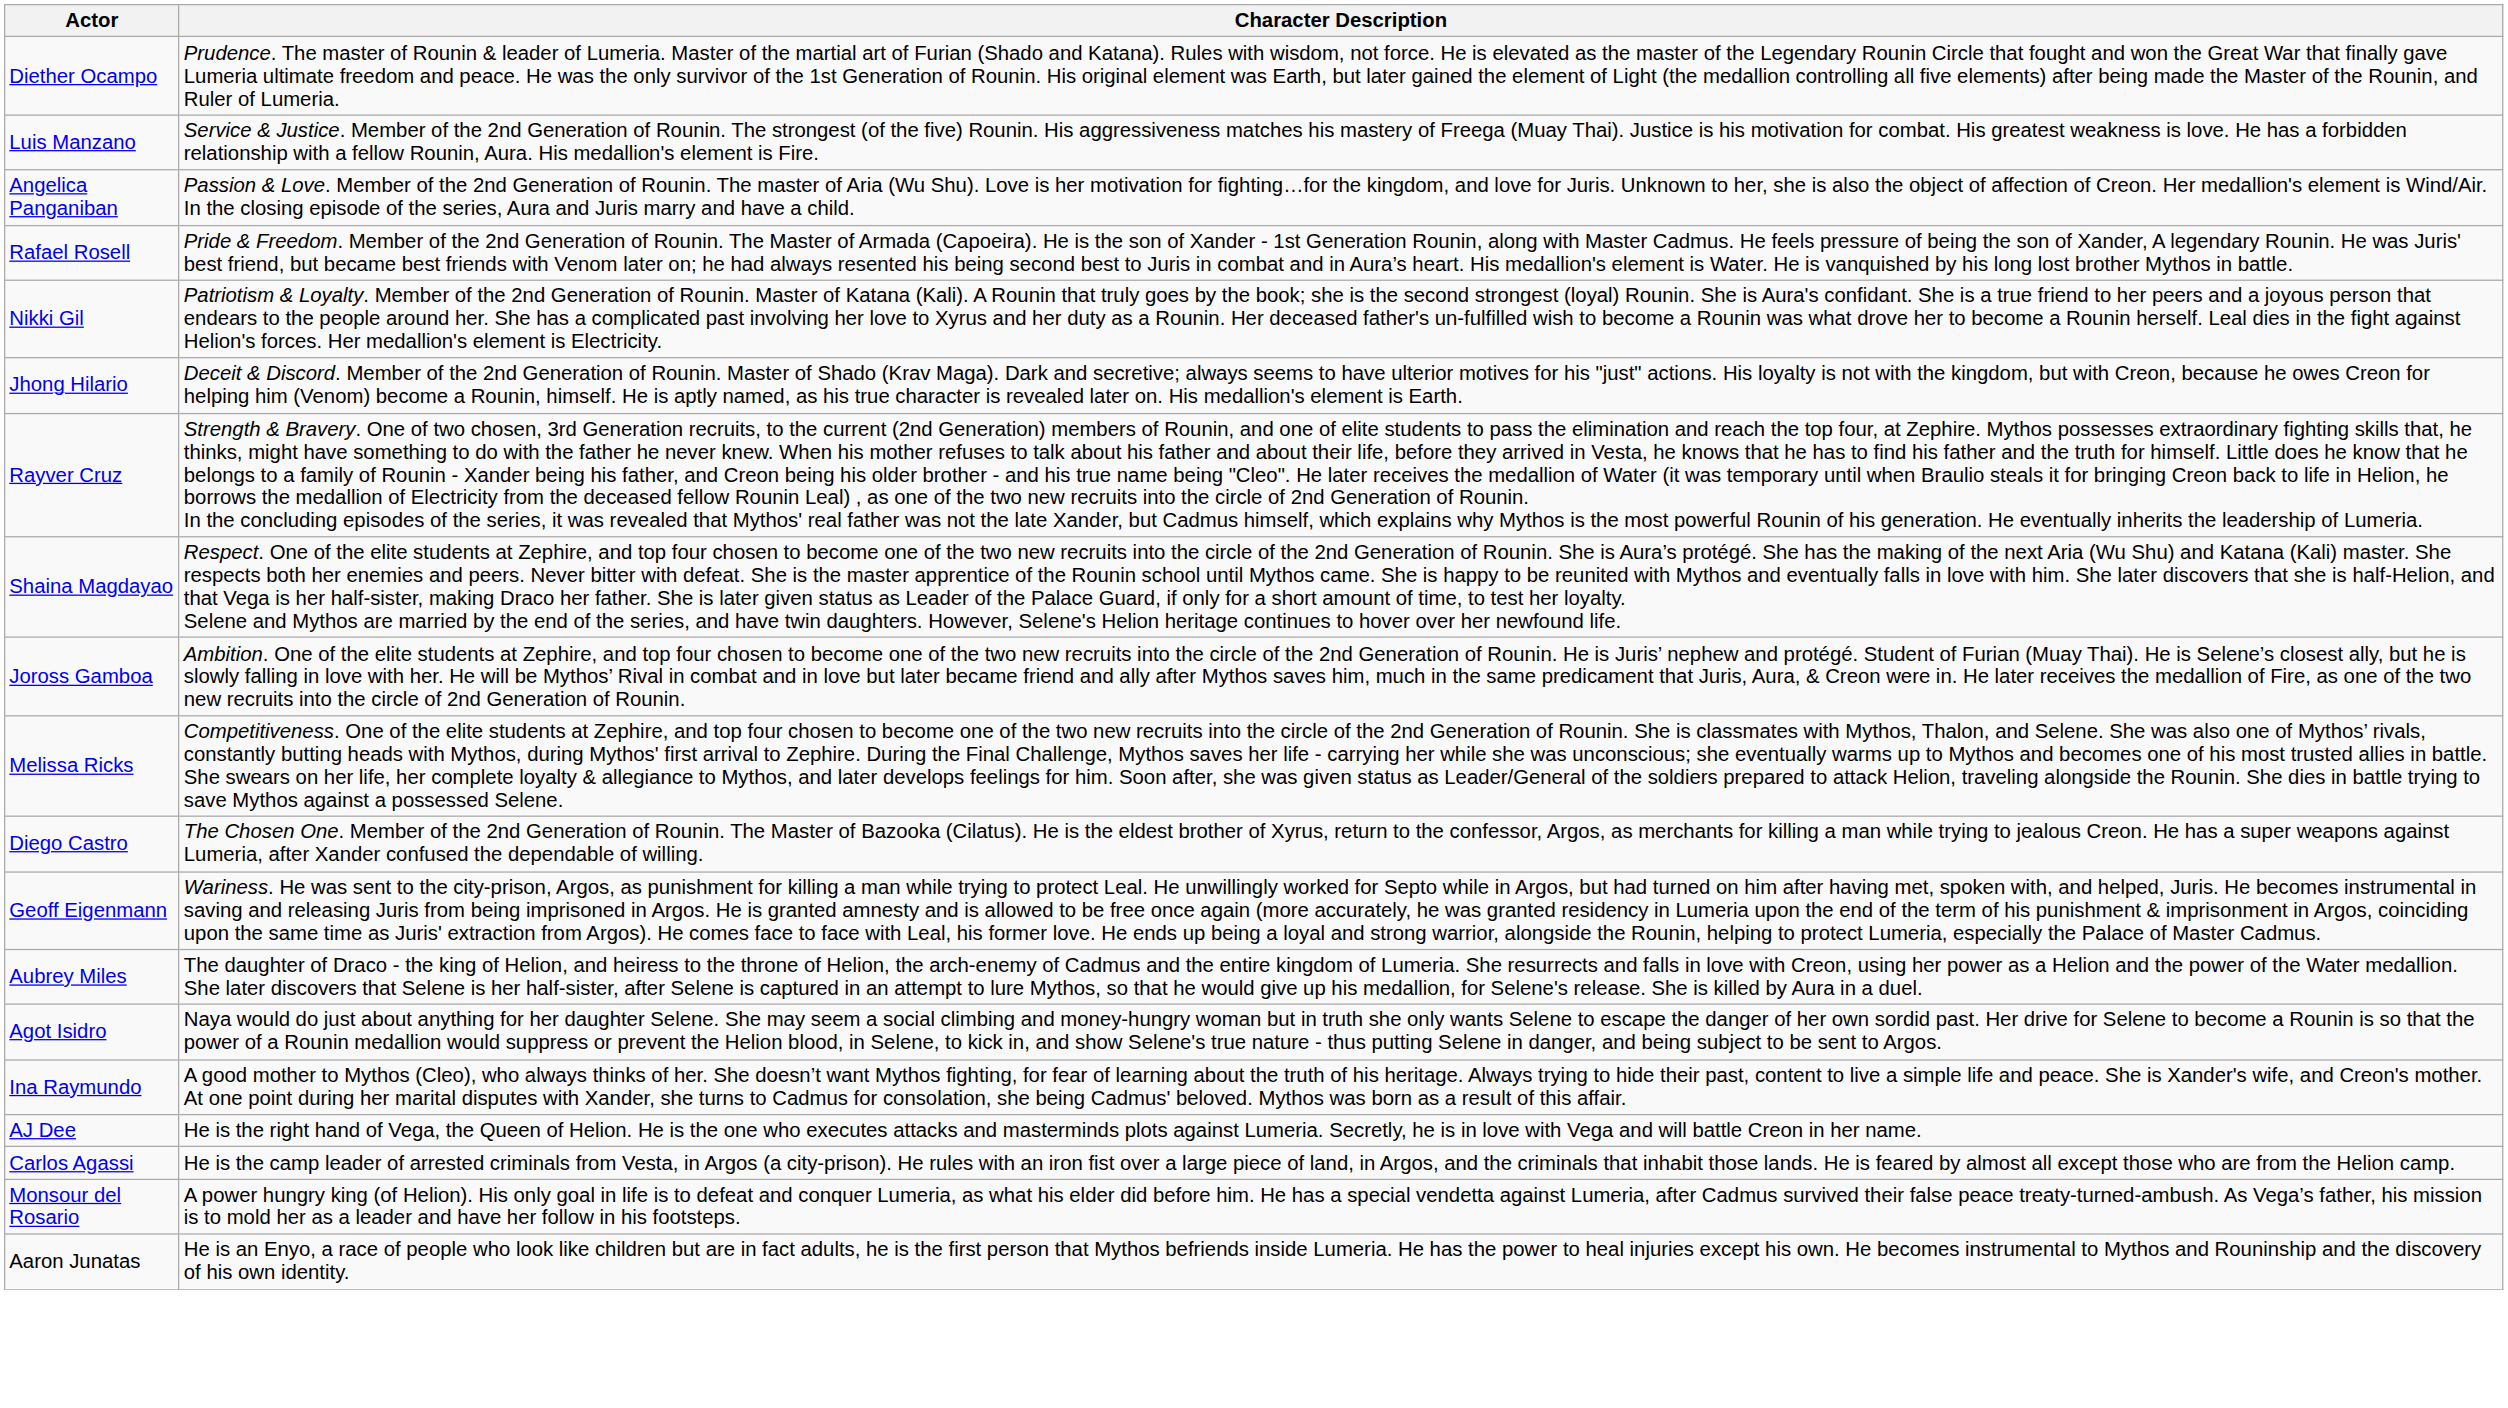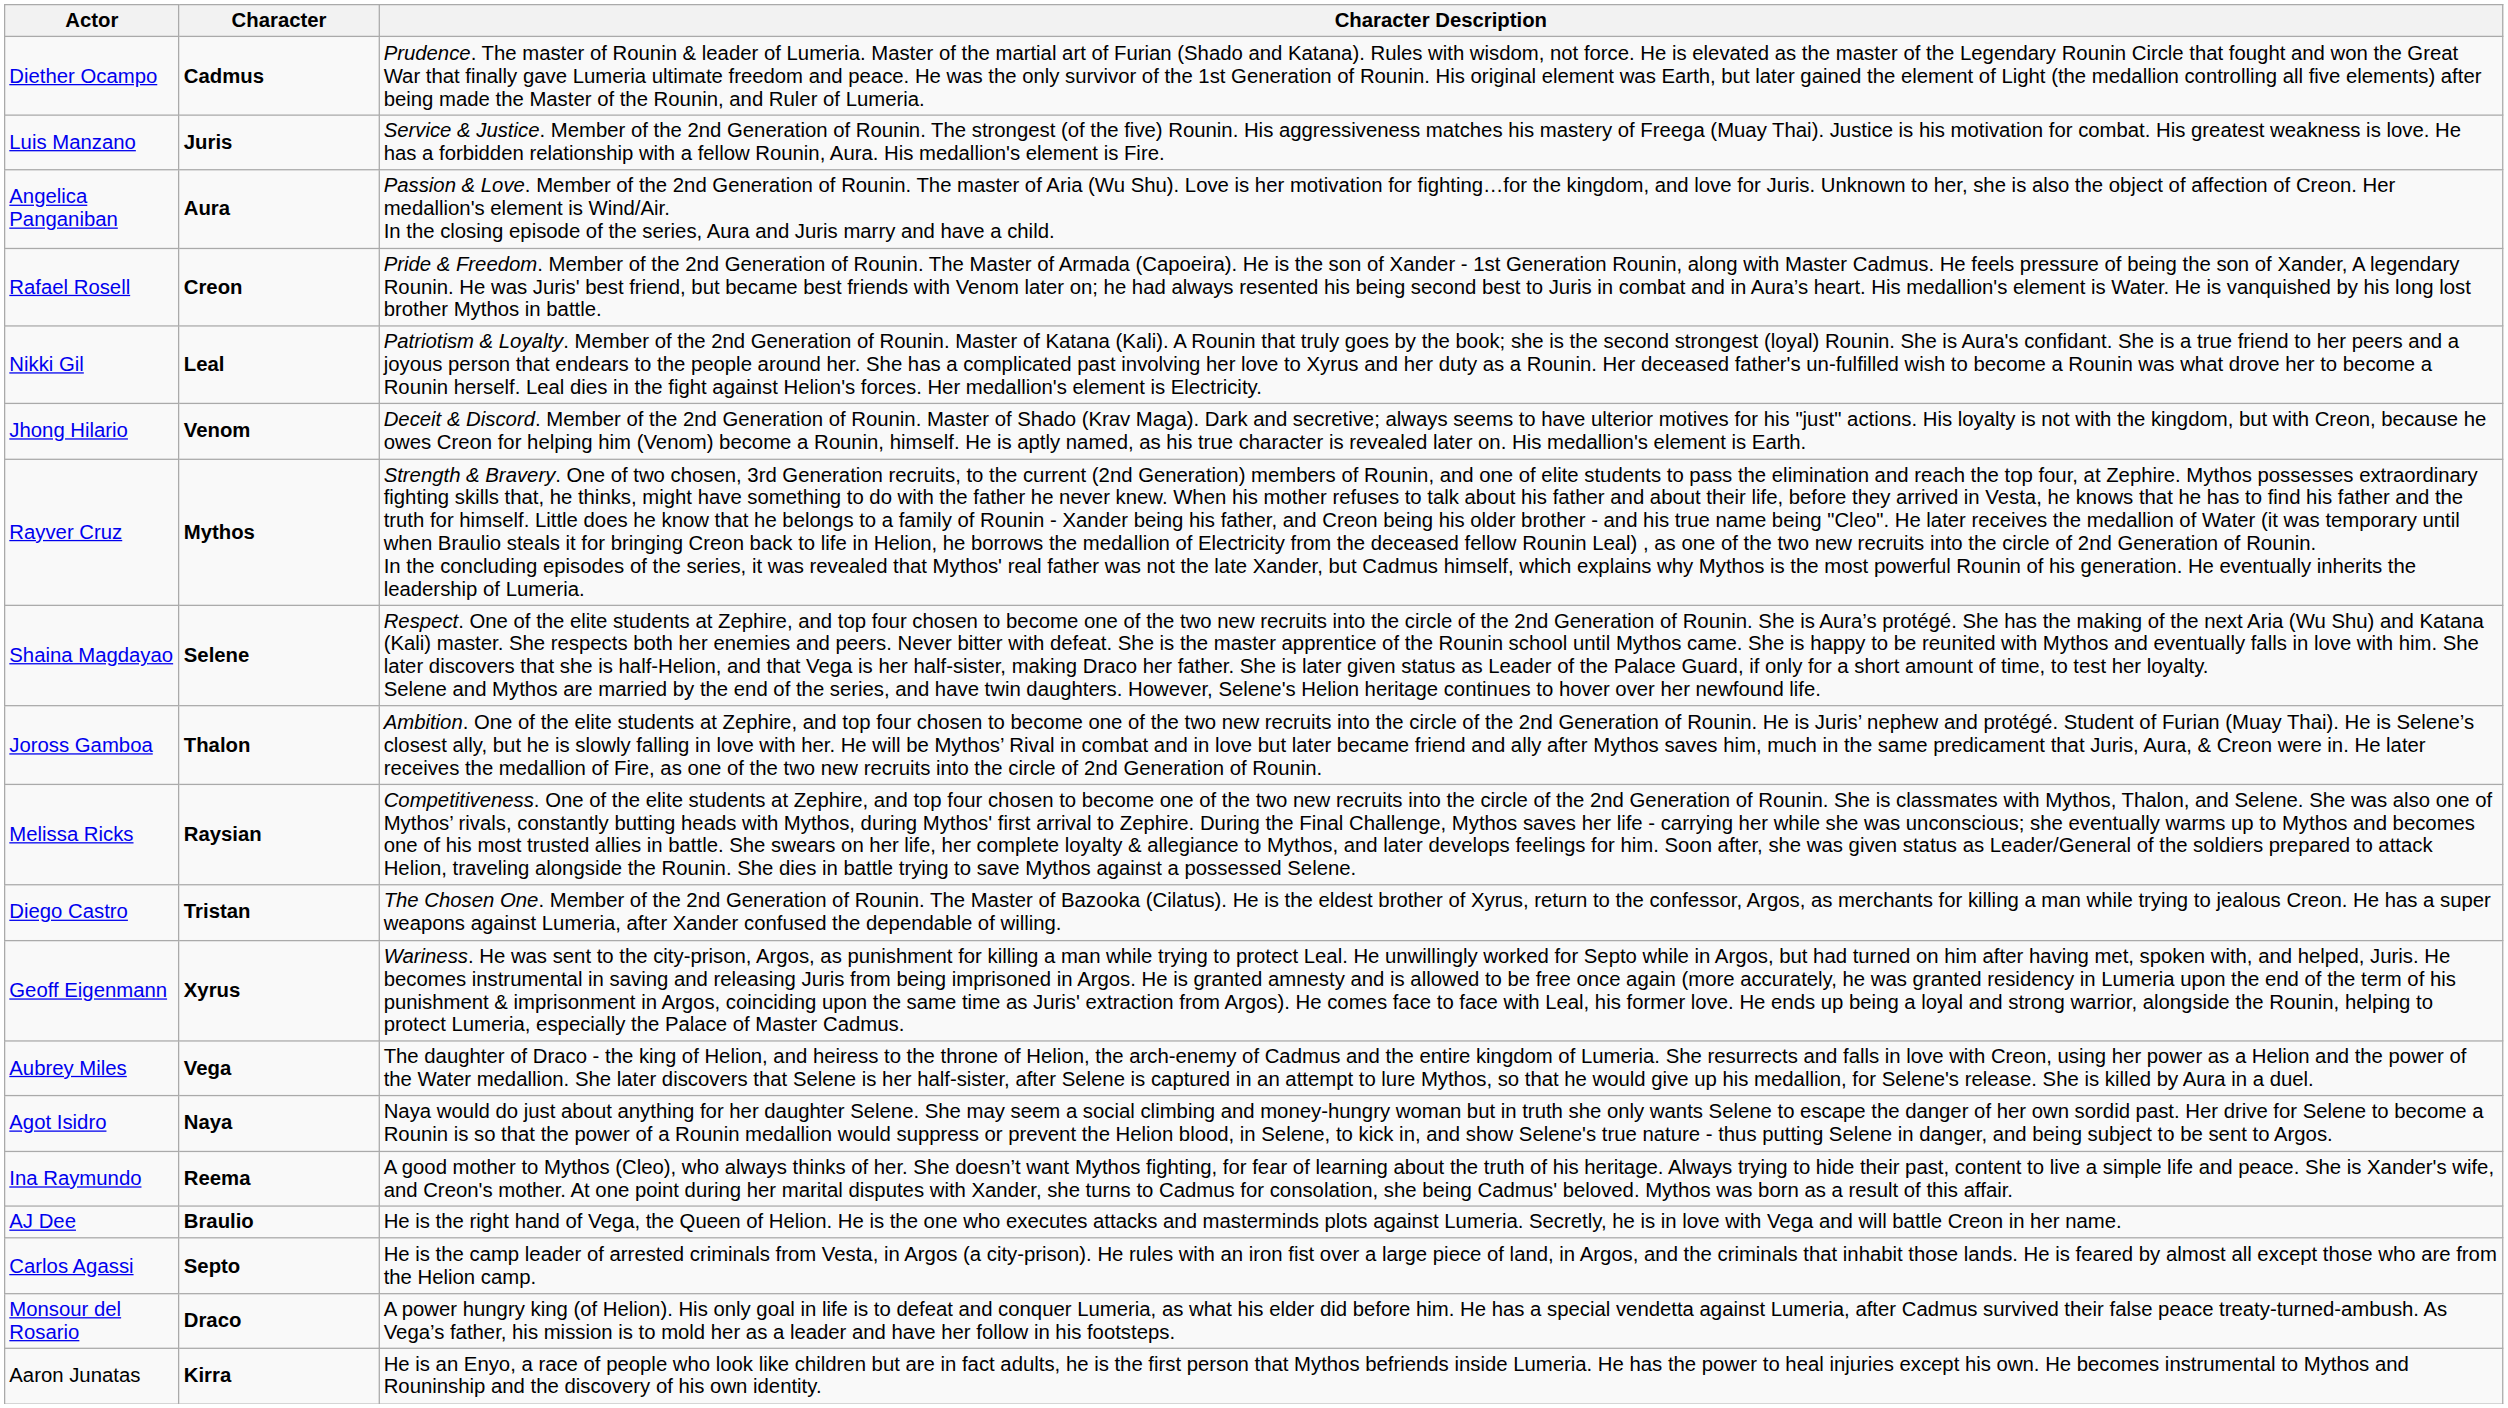+ column: (279, 20)
